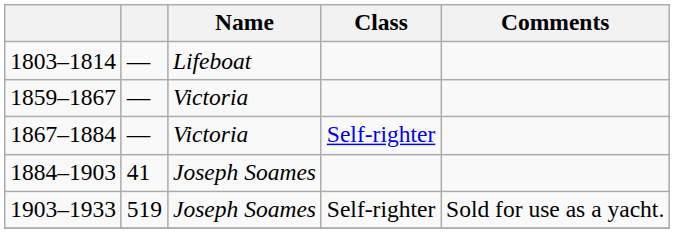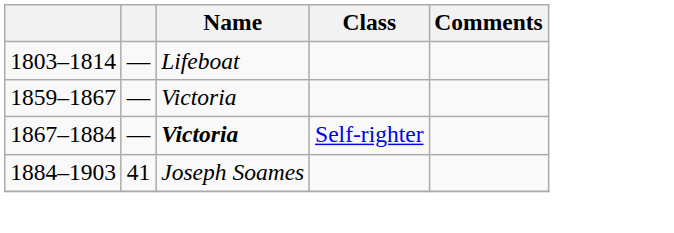(211, 135) normal -> (200, 135) bold
- row: (63, 209)
